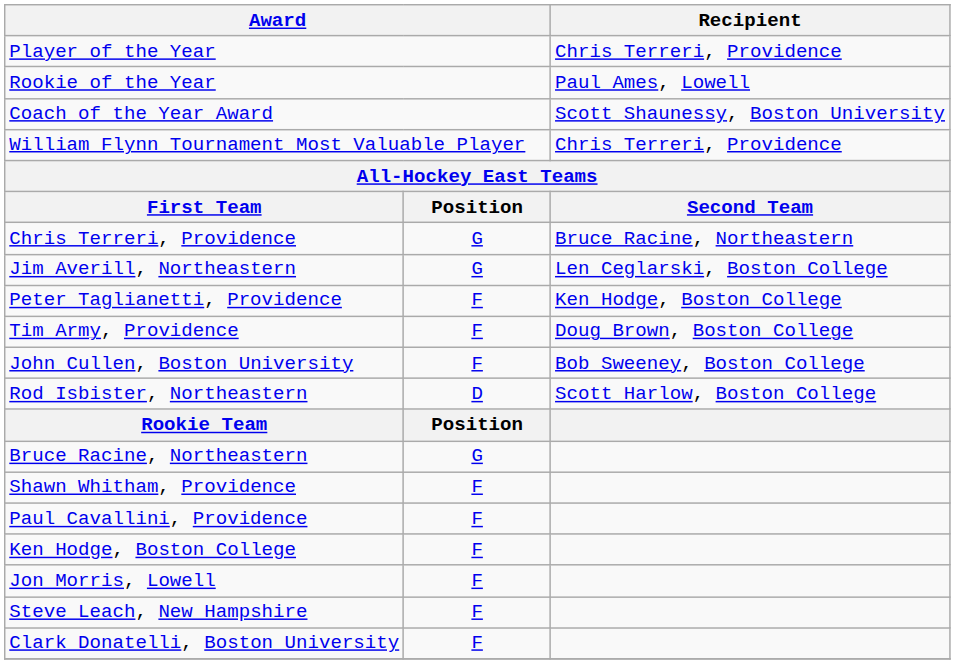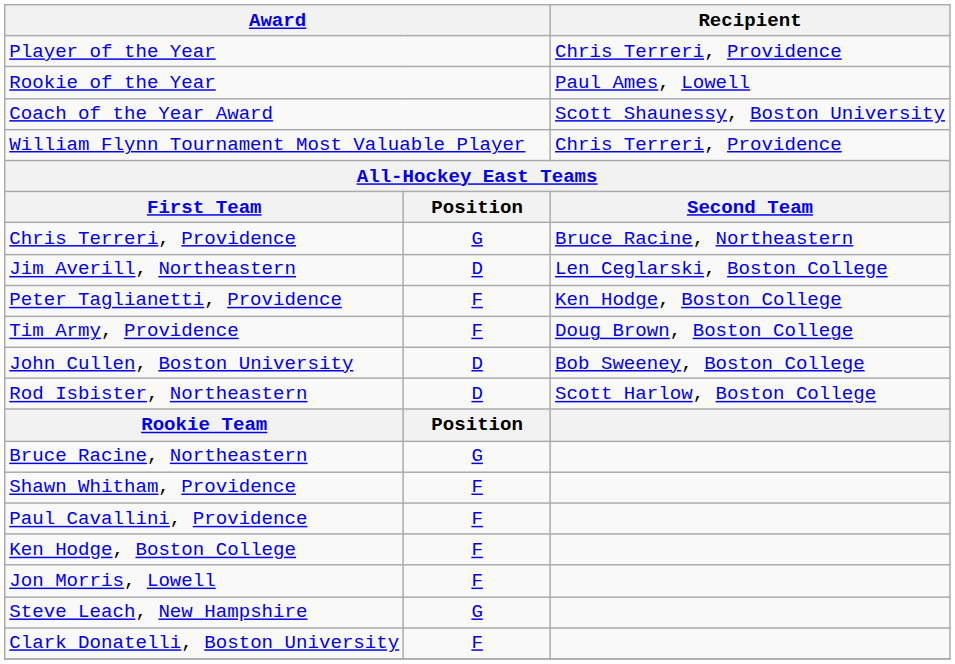(477, 269) G -> (477, 269) D
(477, 363) F -> (477, 363) D
(477, 612) F -> (477, 612) G
